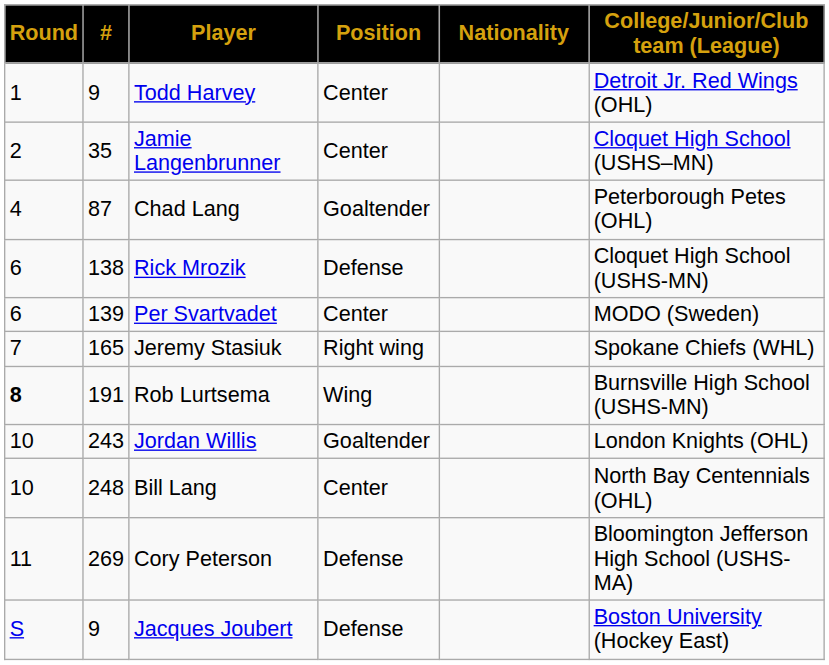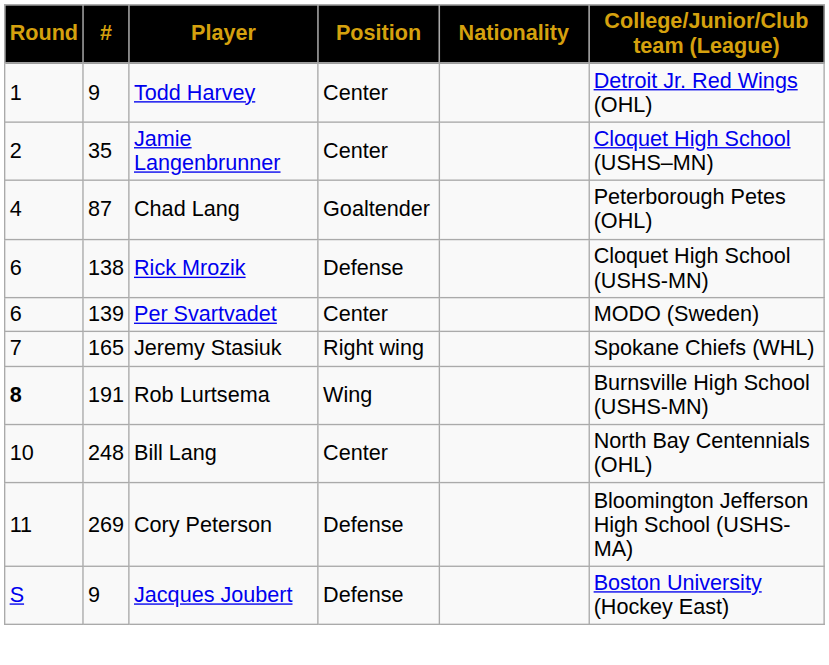- row: (195, 441)
